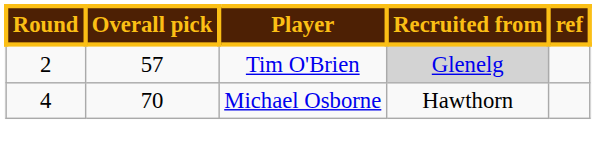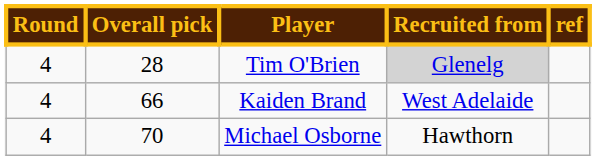(46, 64) 2 -> (46, 64) 4
(152, 64) 57 -> (152, 64) 28
+ row: (303, 100)
